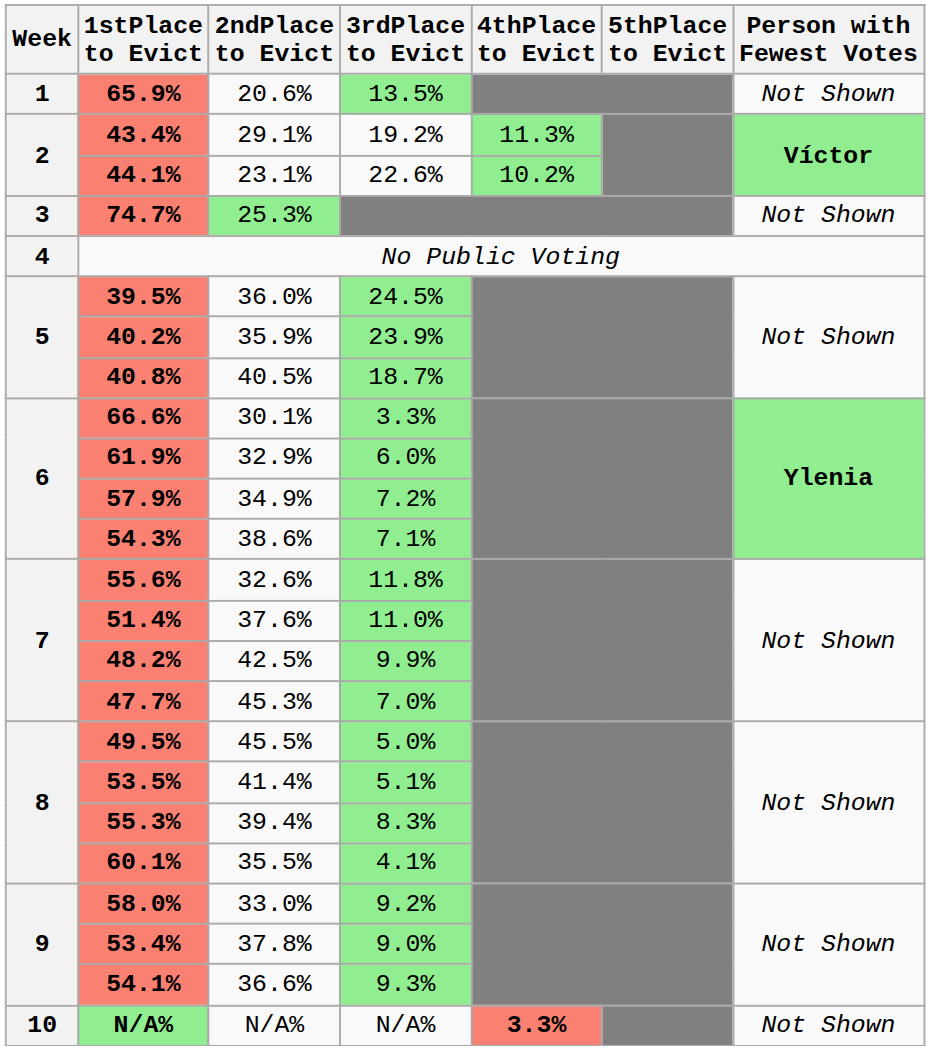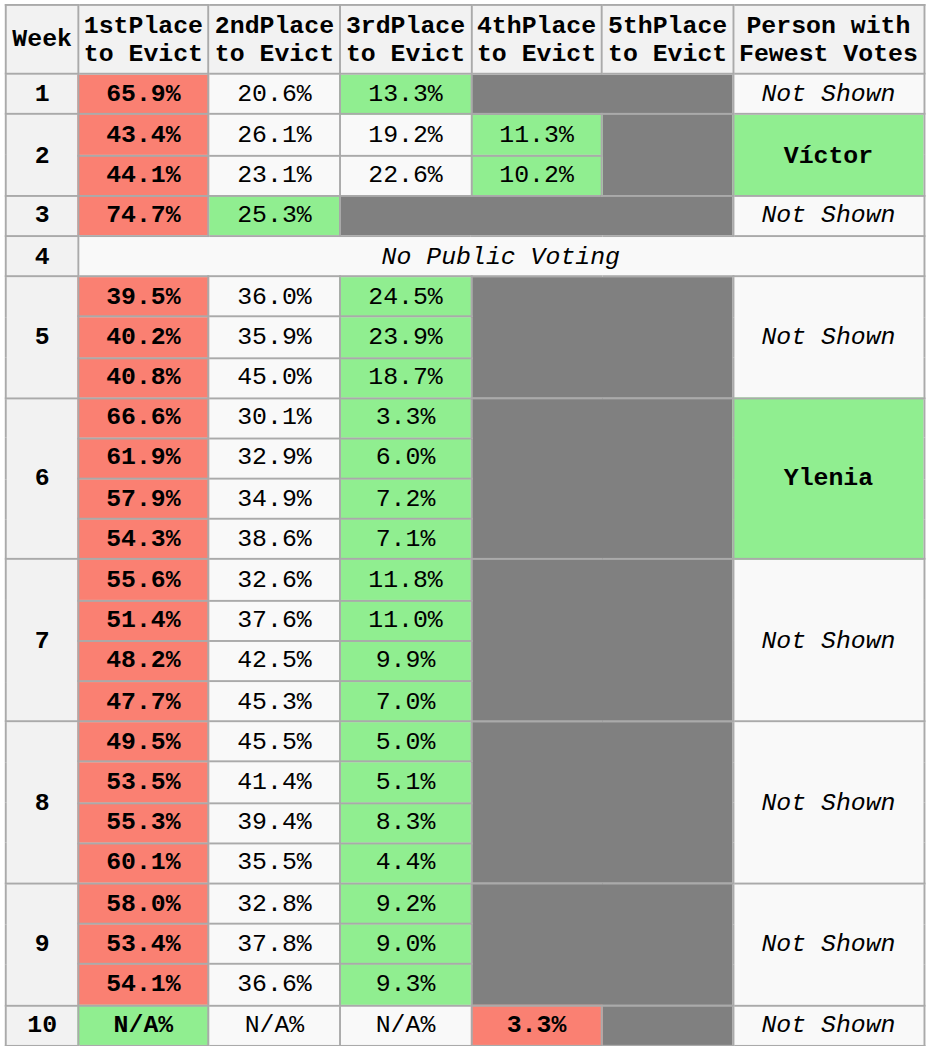(406, 94) 13.5% -> (406, 94) 13.3%
(274, 135) 29.1% -> (274, 135) 26.1%
(274, 378) 40.5% -> (274, 378) 45.0%
(405, 863) 4.1% -> (405, 863) 4.4%
(274, 904) 33.0% -> (274, 904) 32.8%
